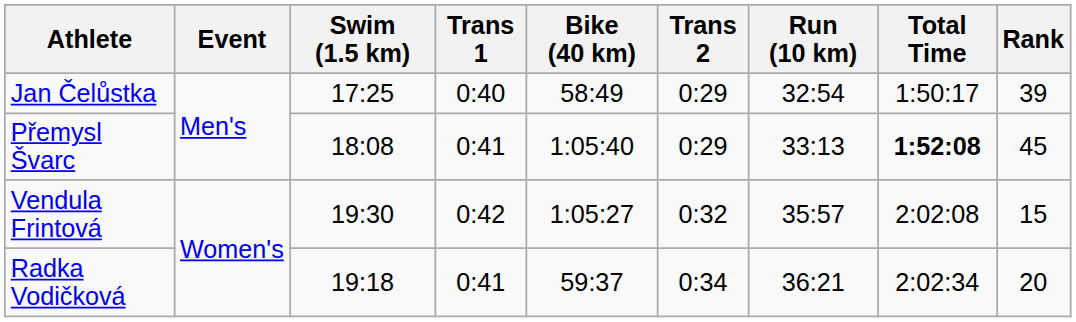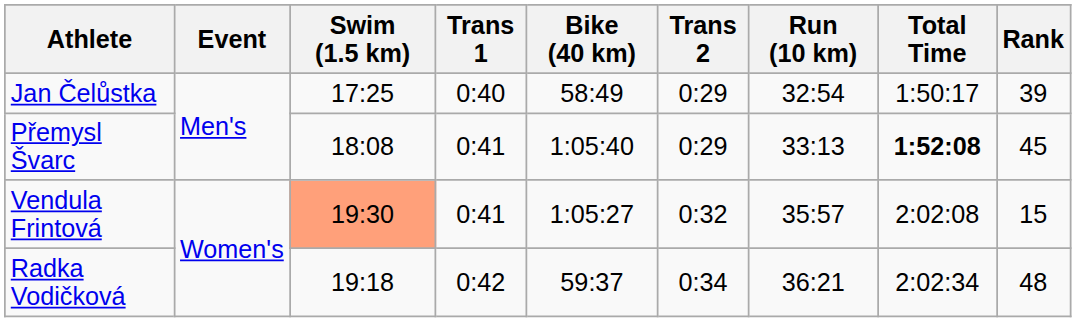(363, 215) no background -> (363, 215) lightsalmon background
(481, 215) 0:42 -> (481, 215) 0:41
(481, 282) 0:41 -> (481, 282) 0:42
(1033, 282) 20 -> (1033, 282) 48
